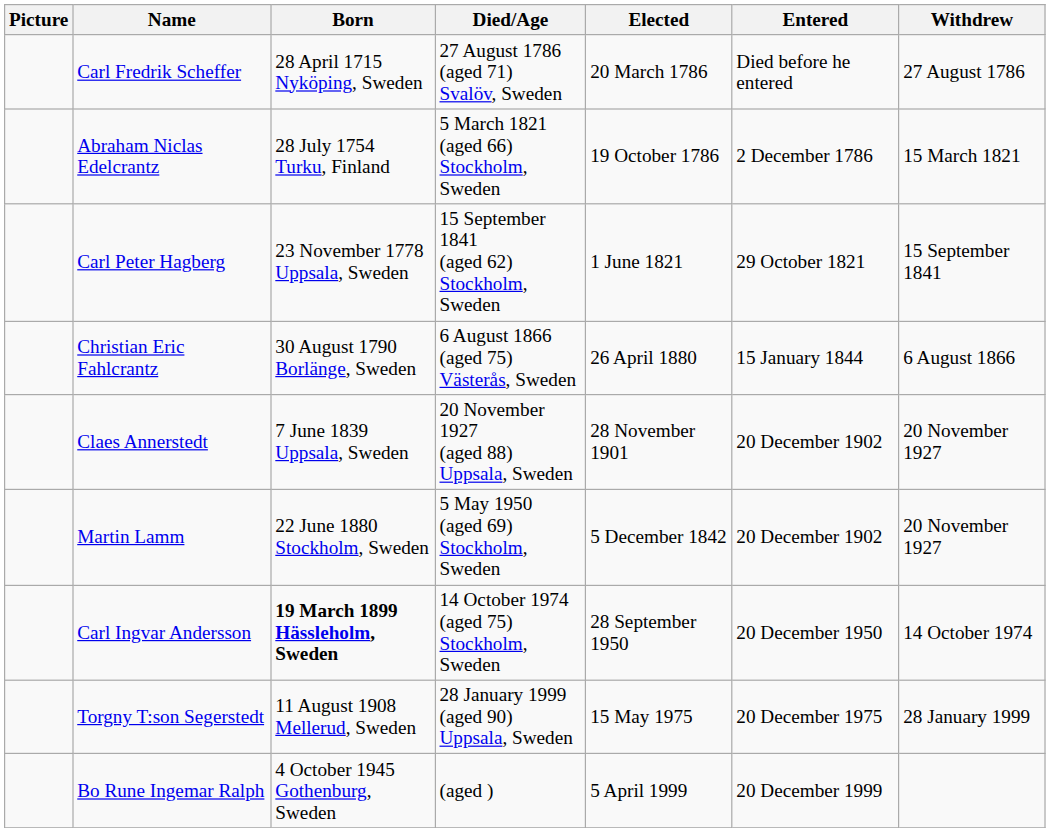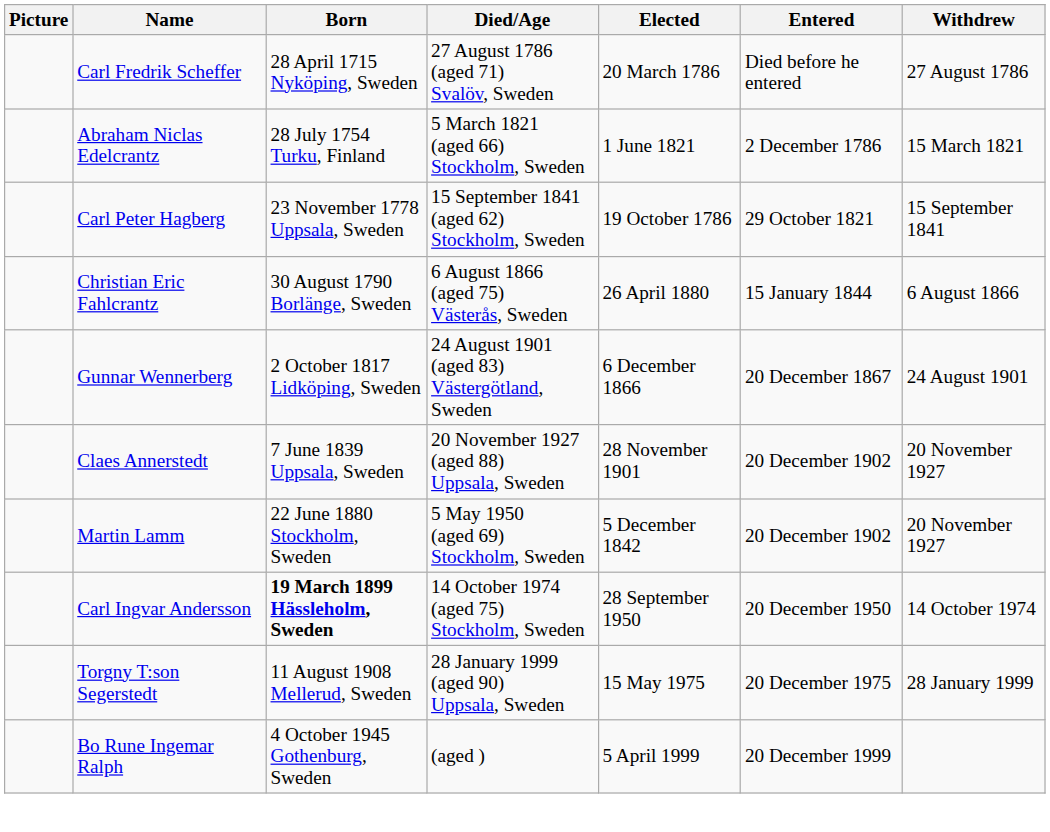(655, 156) 19 October 1786 -> (649, 145) 1 June 1821
(637, 262) 1 June 1821 -> (667, 219) 19 October 1786
+ row: (155, 377)
